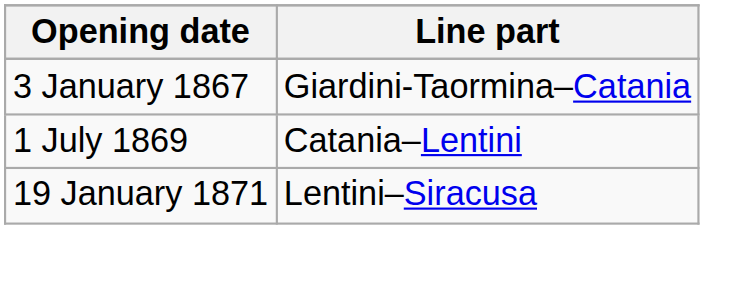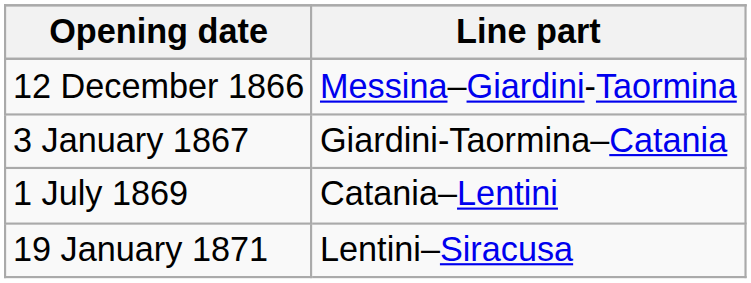+ row: (159, 86)
